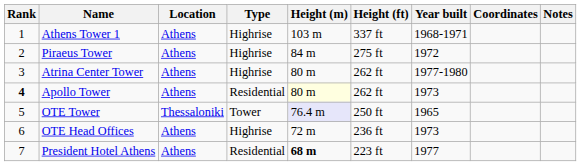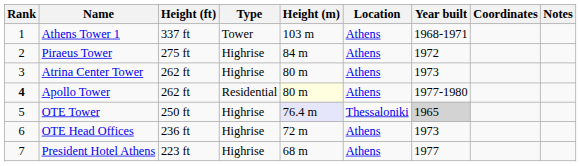columns swapped: (192, 14) <-> (381, 14)
(251, 33) Highrise -> (237, 33) Tower
(441, 72) 1977-1980 -> (427, 72) 1973
(427, 92) 1973 -> (441, 92) 1977-1980
(245, 111) Tower -> (243, 111) Highrise
(427, 111) no background -> (427, 111) lightgrey background
(257, 151) Residential -> (243, 151) Highrise
(304, 151) bold -> (295, 151) normal
